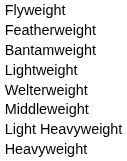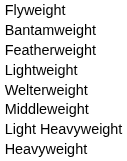rows swapped: (50, 50) <-> (50, 30)
